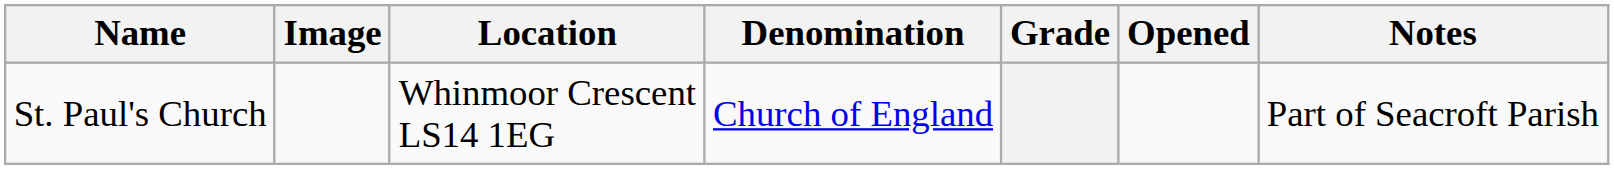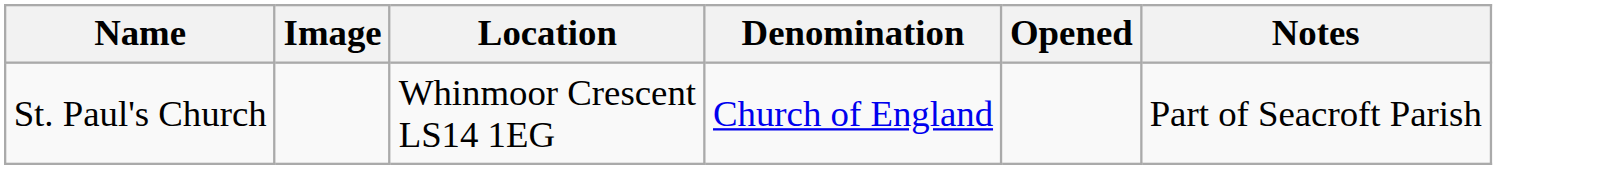- column: (1060, 33)
